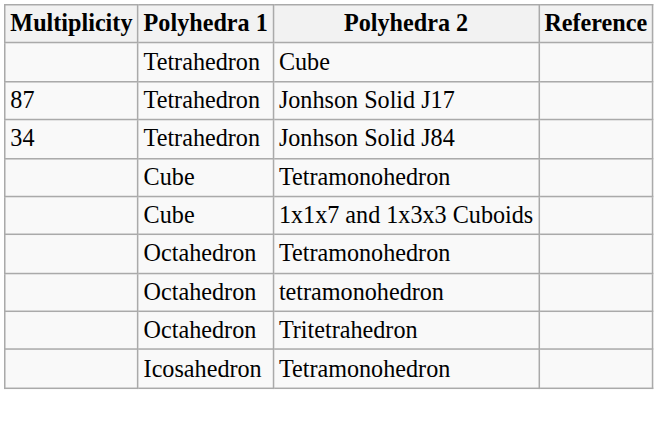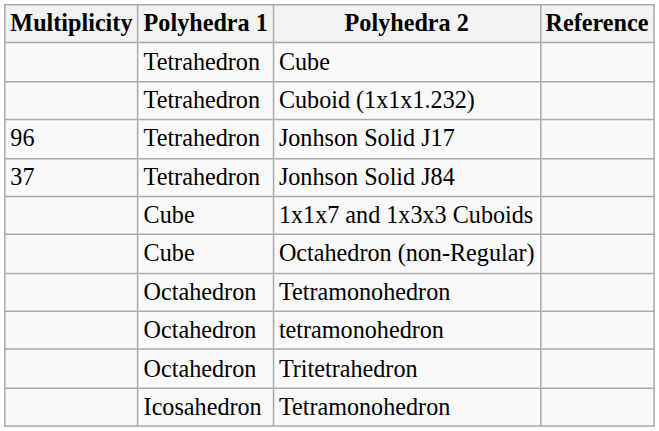+ row: (202, 100)
(22, 100) 87 -> (22, 138) 96
(22, 138) 34 -> (22, 176) 37
- row: (169, 176)
+ row: (169, 253)
